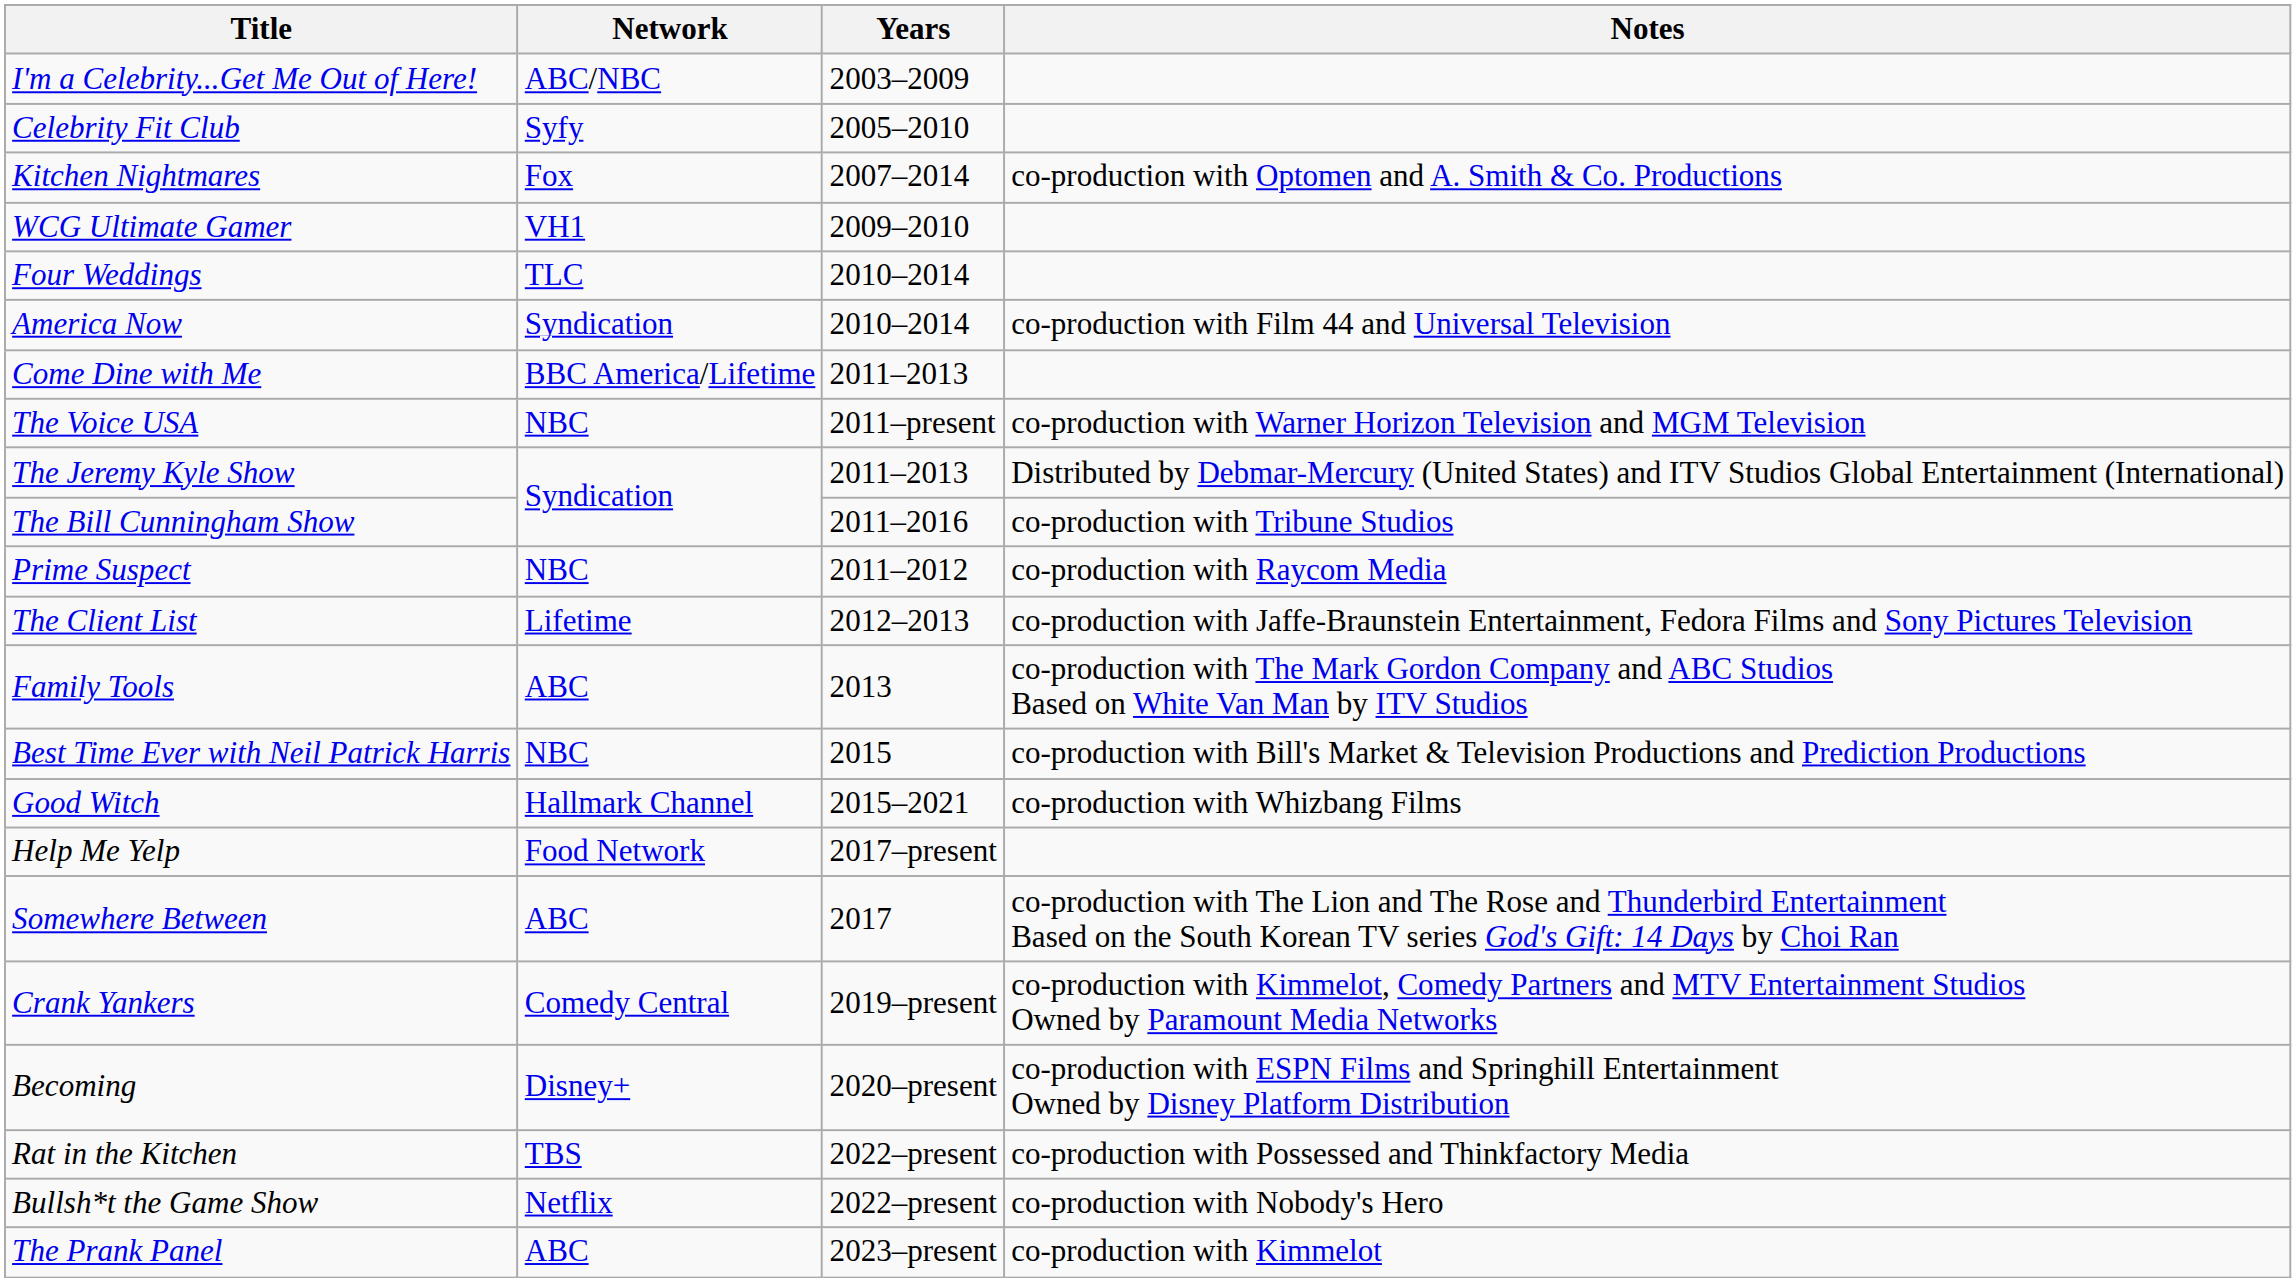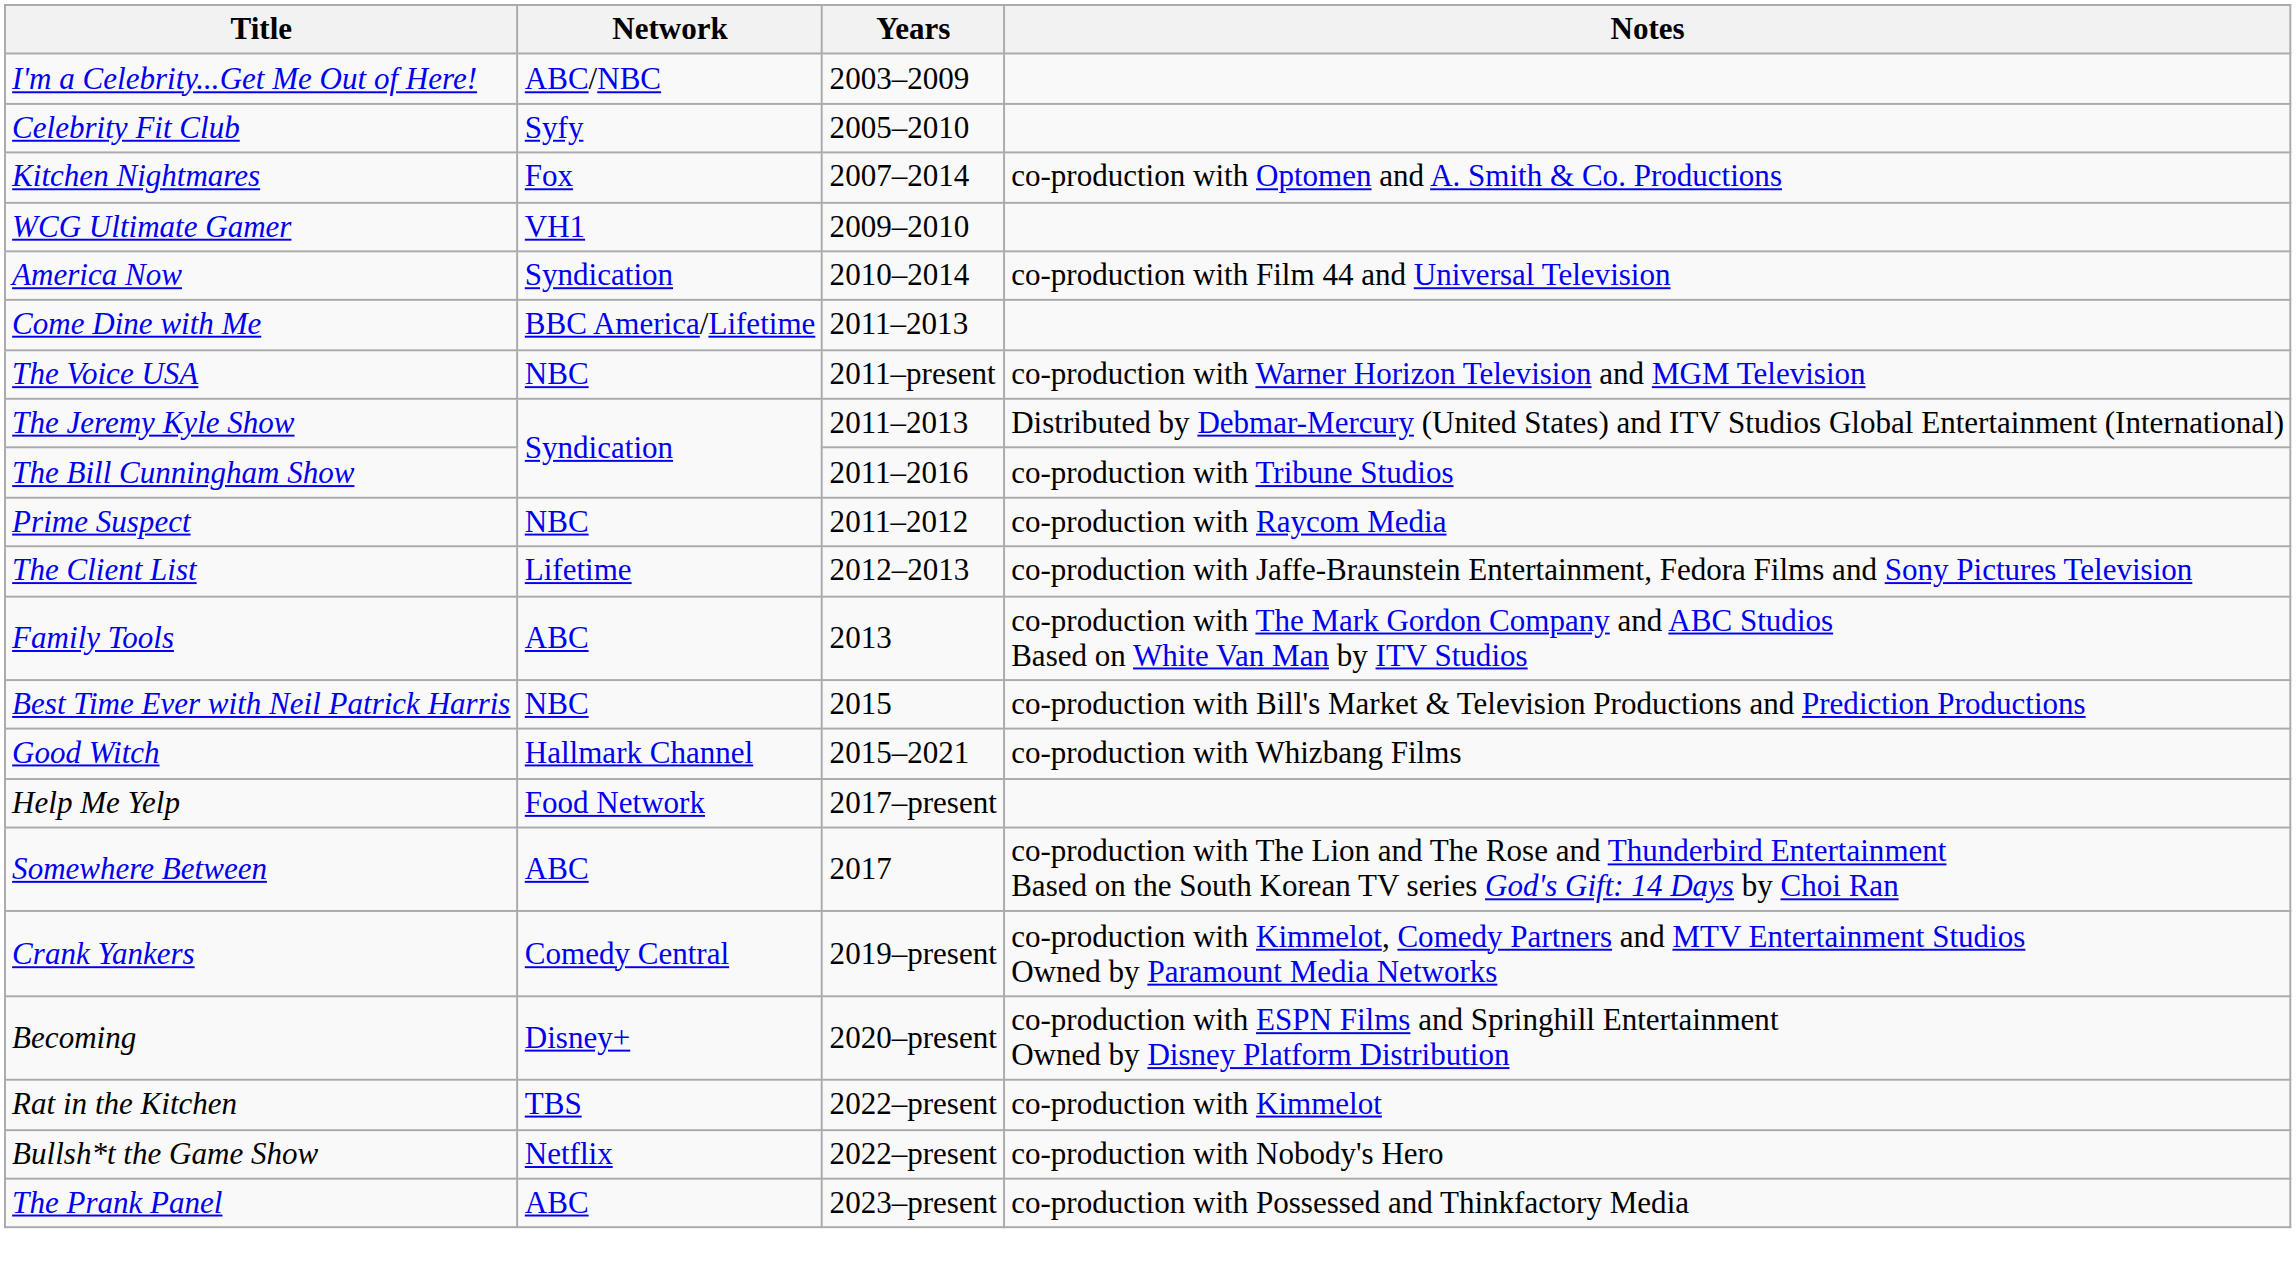- row: (107, 275)
(1350, 1153) co-production with Possessed and Thinkfactory Media -> (1197, 1104) co-production with Kimmelot
(1197, 1251) co-production with Kimmelot -> (1350, 1202) co-production with Possessed and Thinkfactory Media
